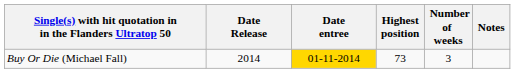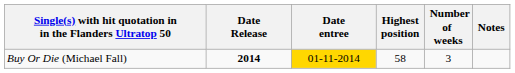(249, 58) normal -> (249, 58) bold
(400, 58) 73 -> (400, 58) 58
